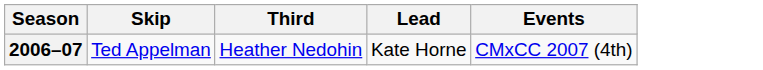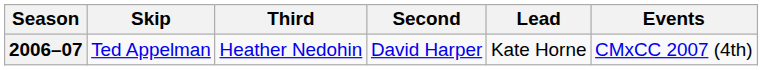+ column: (427, 19)
